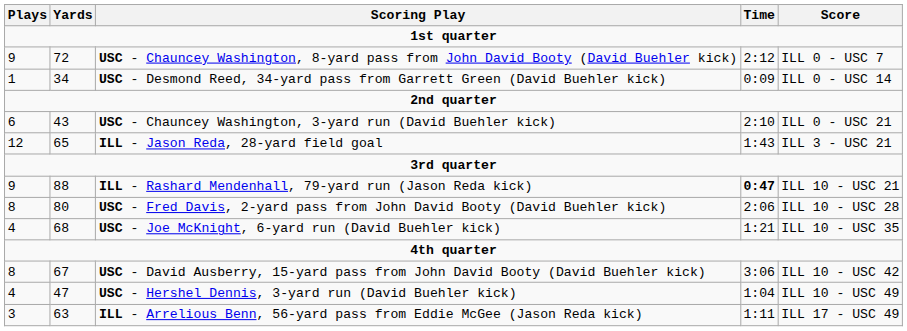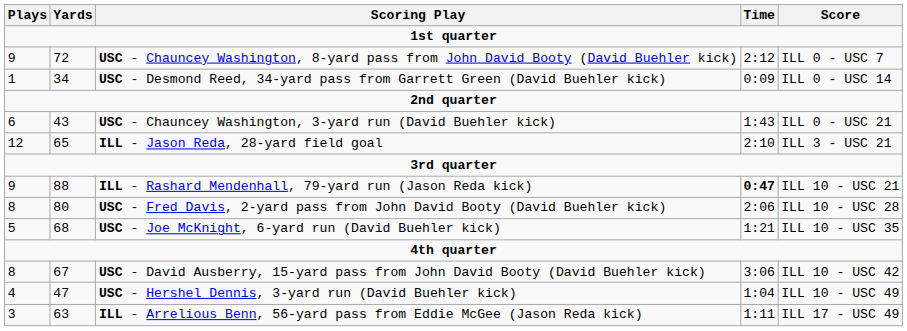(759, 122) 2:10 -> (759, 122) 1:43
(759, 144) 1:43 -> (759, 144) 2:10
(12, 229) 4 -> (12, 229) 5
